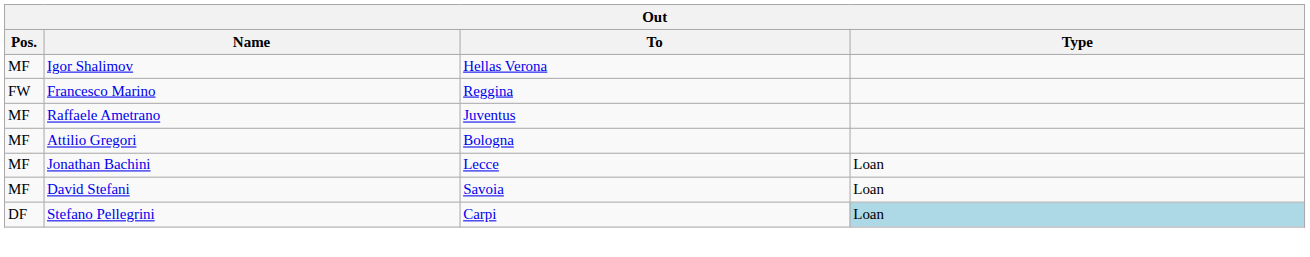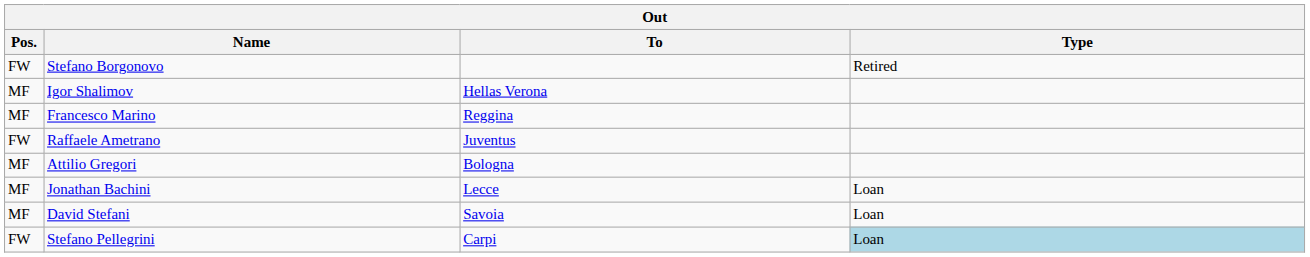+ row: (105, 66)
(19, 91) FW -> (19, 116) MF
(19, 116) MF -> (19, 140) FW
(18, 214) DF -> (19, 239) FW
